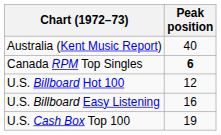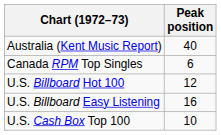(190, 64) bold -> (190, 64) normal
(190, 121) 19 -> (190, 121) 10
